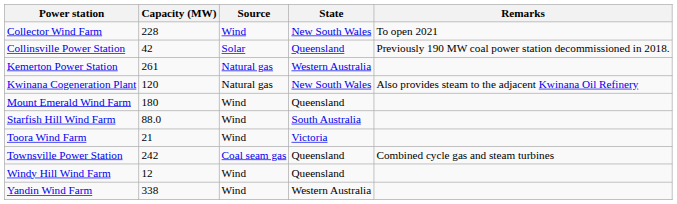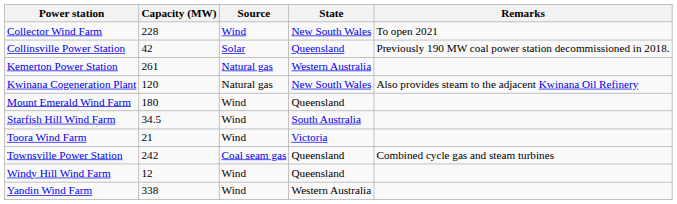(151, 119) 88.0 -> (151, 119) 34.5
